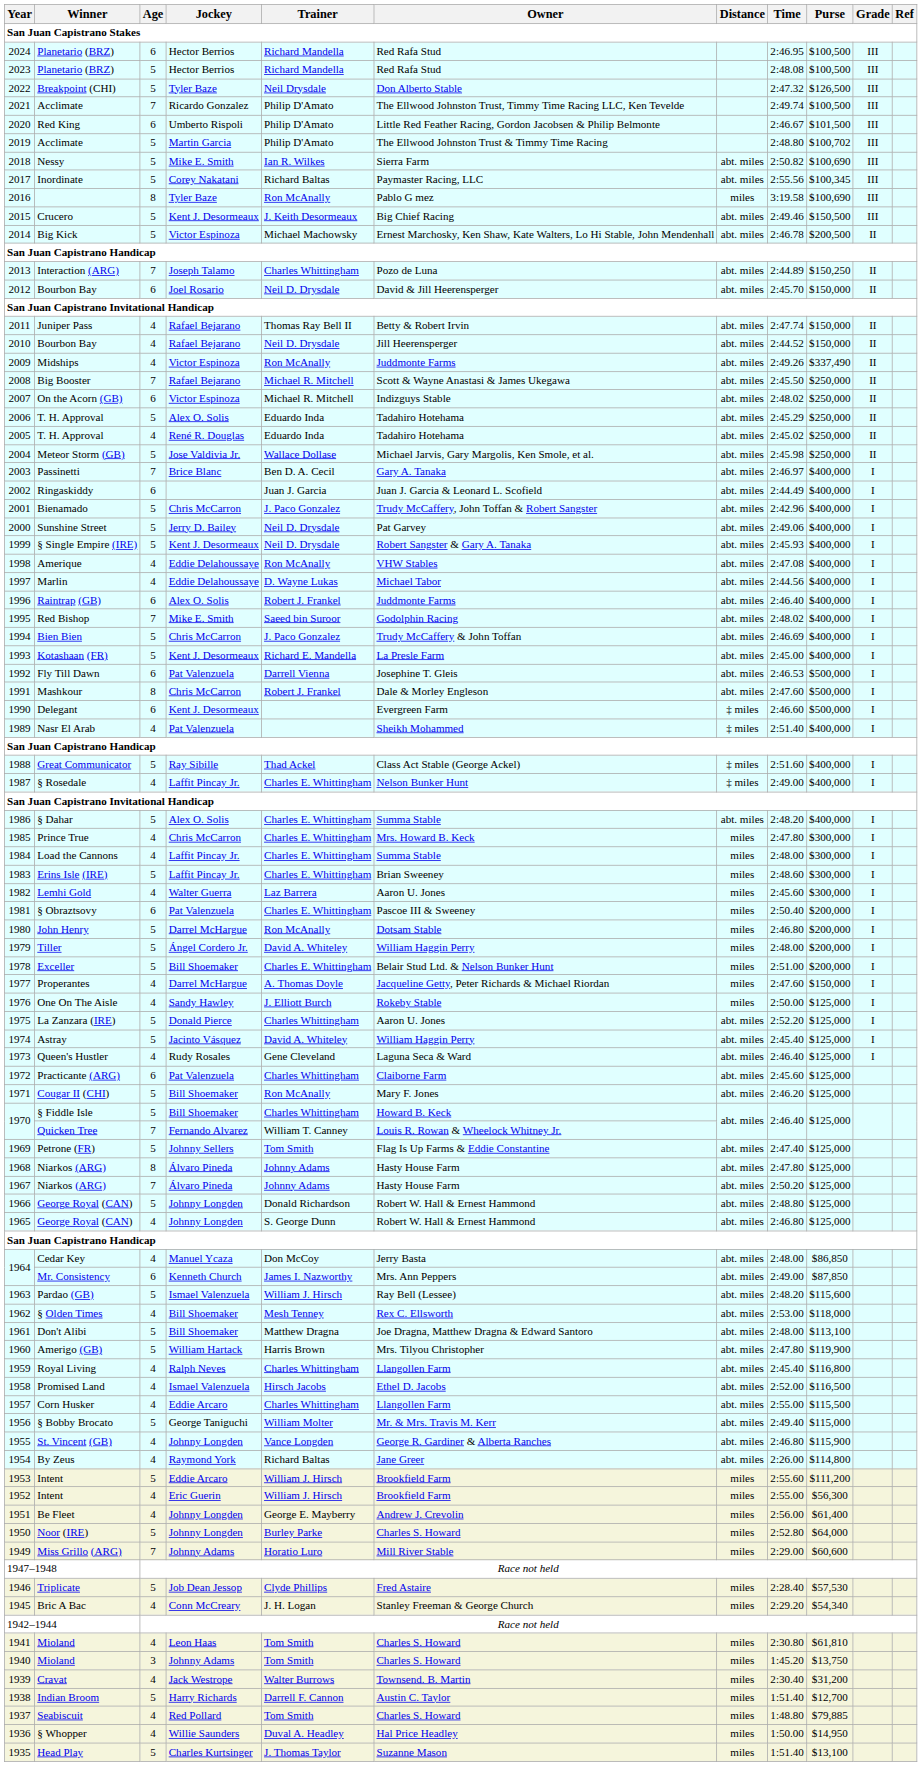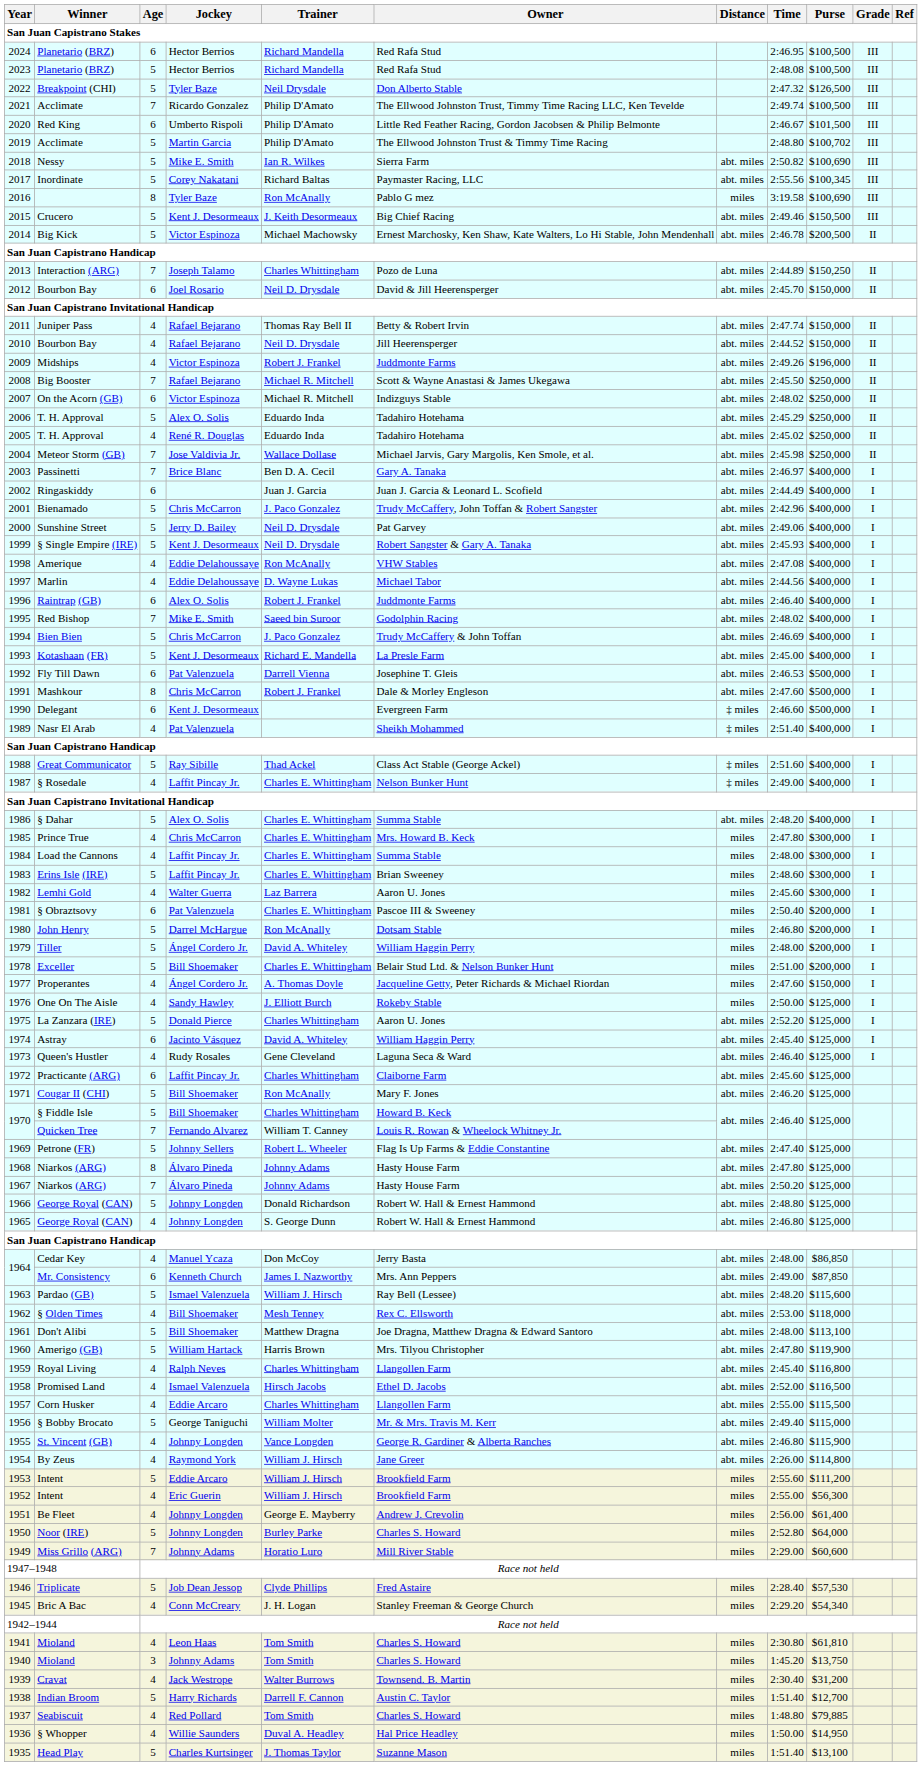(297, 362) Ron McAnally -> (302, 362) Robert J. Frankel
(830, 362) $337,490 -> (830, 362) $196,000
(153, 453) 5 -> (153, 453) 7
(208, 984) Darrel McHargue -> (208, 984) Ángel Cordero Jr.
(153, 1038) 5 -> (153, 1038) 6
(201, 1075) Pat Valenzuela -> (204, 1075) Laffit Pincay Jr.
(289, 1148) Tom Smith -> (305, 1148) Robert L. Wheeler
(297, 1459) Richard Baltas -> (303, 1459) William J. Hirsch
